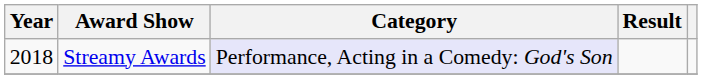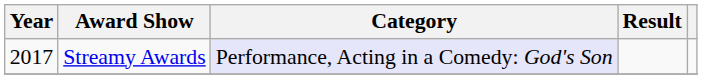(31, 56) 2018 -> (31, 56) 2017
